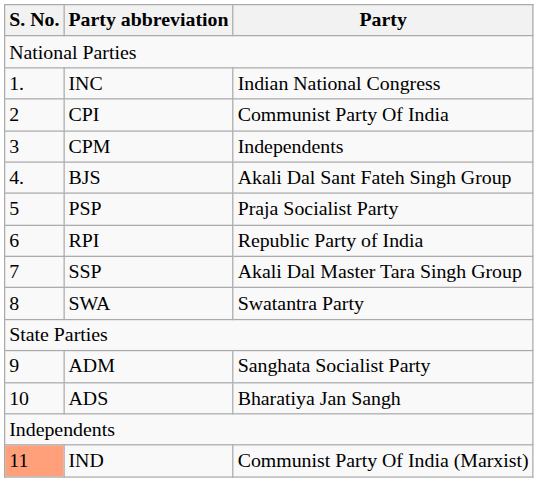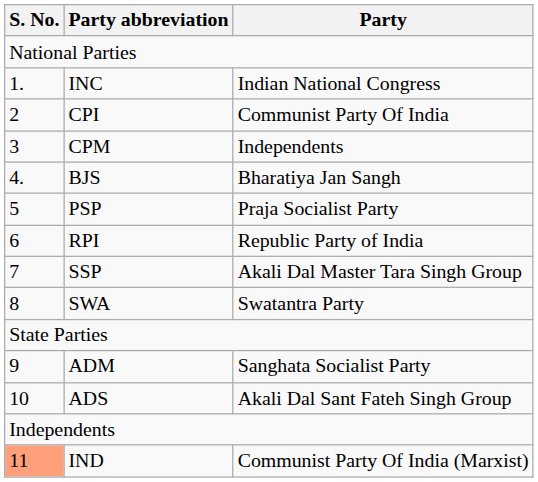(375, 177) Akali Dal Sant Fateh Singh Group -> (319, 177) Bharatiya Jan Sangh
(319, 397) Bharatiya Jan Sangh -> (375, 397) Akali Dal Sant Fateh Singh Group
